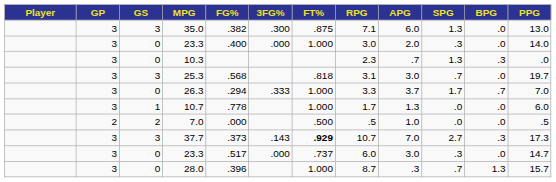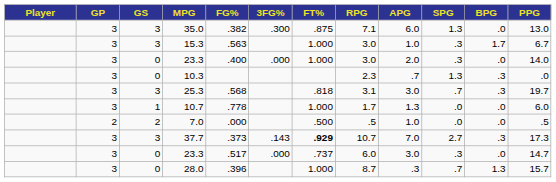+ row: (158, 44)
(501, 75) .0 -> (501, 91) .3
- row: (158, 91)
